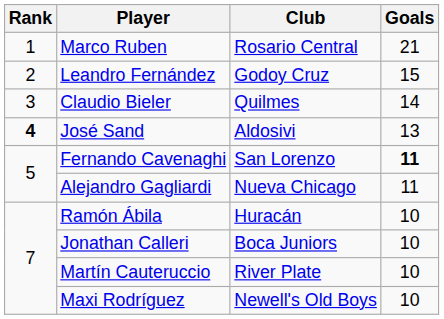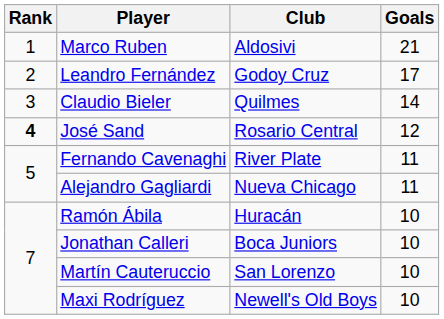(296, 46) Rosario Central -> (265, 46) Aldosivi
(410, 74) 15 -> (410, 74) 17
(265, 131) Aldosivi -> (296, 131) Rosario Central
(410, 131) 13 -> (410, 131) 12
(285, 159) San Lorenzo -> (278, 159) River Plate
(410, 159) bold -> (410, 159) normal
(278, 272) River Plate -> (285, 272) San Lorenzo
